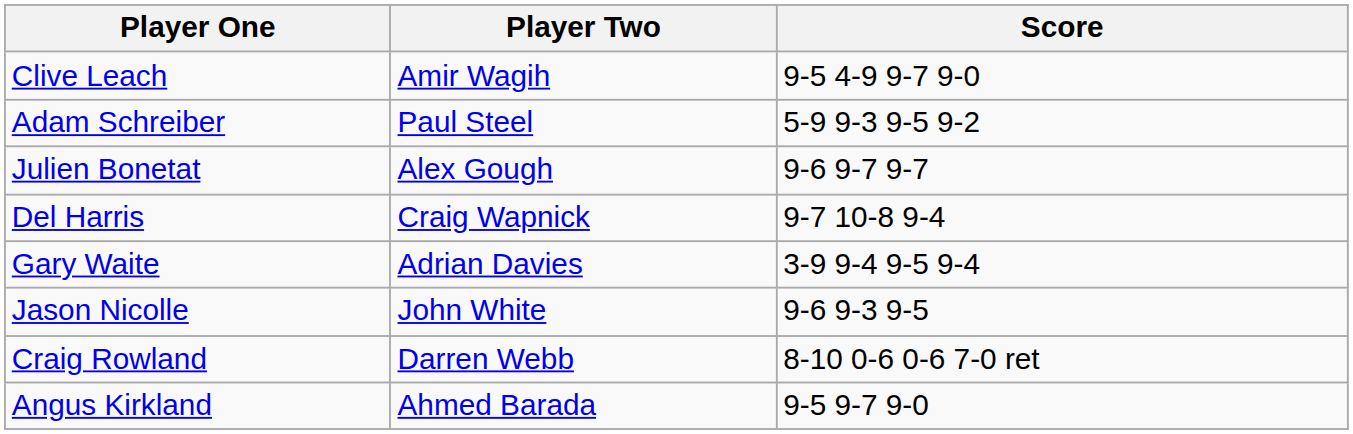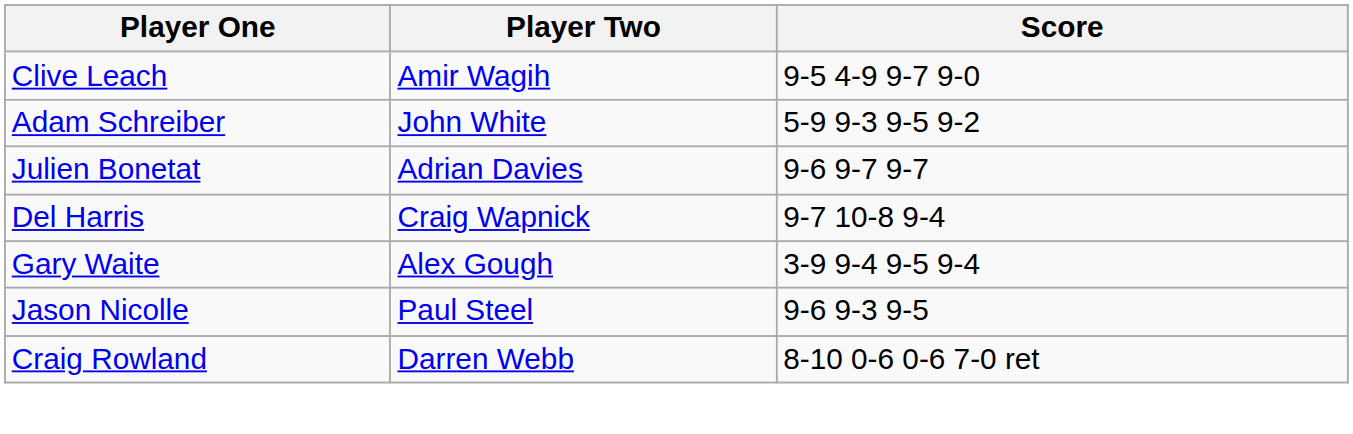(465, 122) Paul Steel -> (472, 122) John White
(475, 169) Alex Gough -> (490, 169) Adrian Davies
(490, 264) Adrian Davies -> (475, 264) Alex Gough
(472, 311) John White -> (465, 311) Paul Steel
- row: (112, 405)
